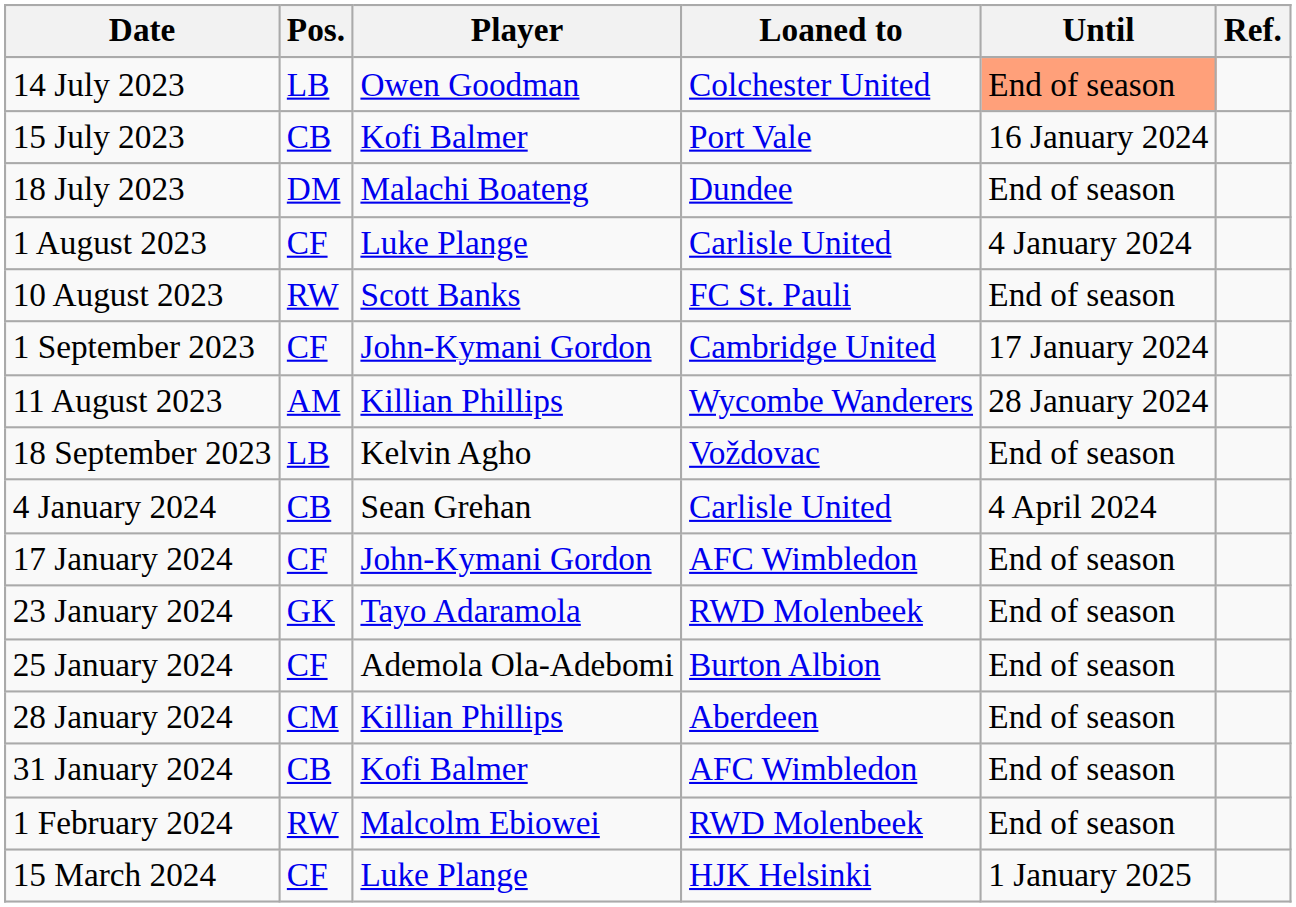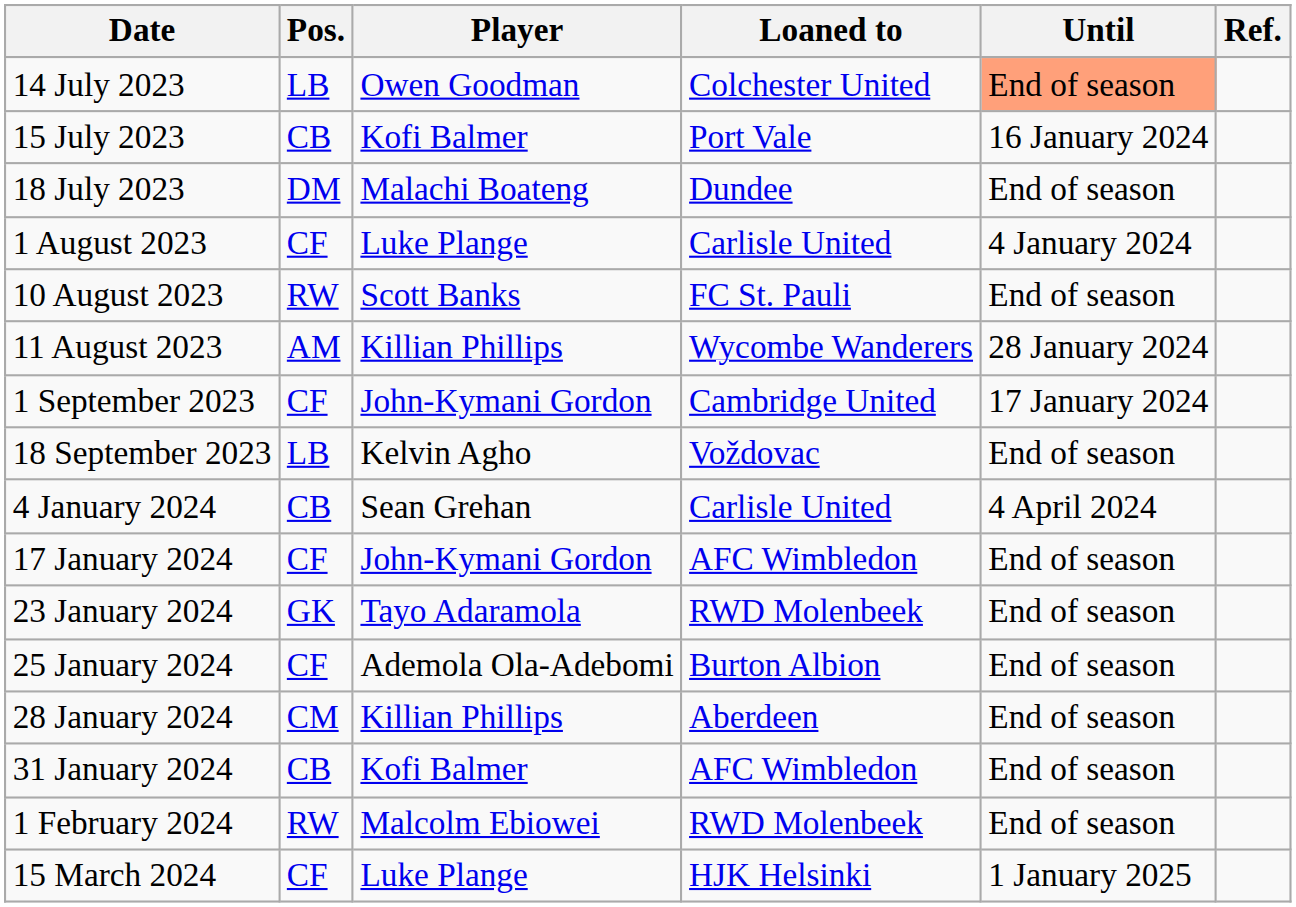rows swapped: (117, 400) <-> (134, 347)
